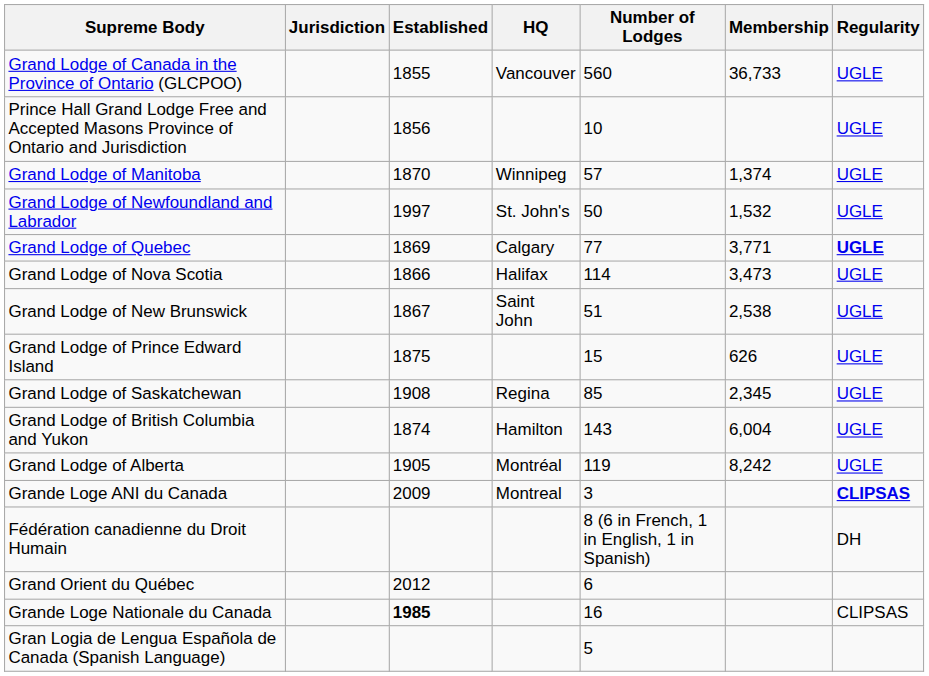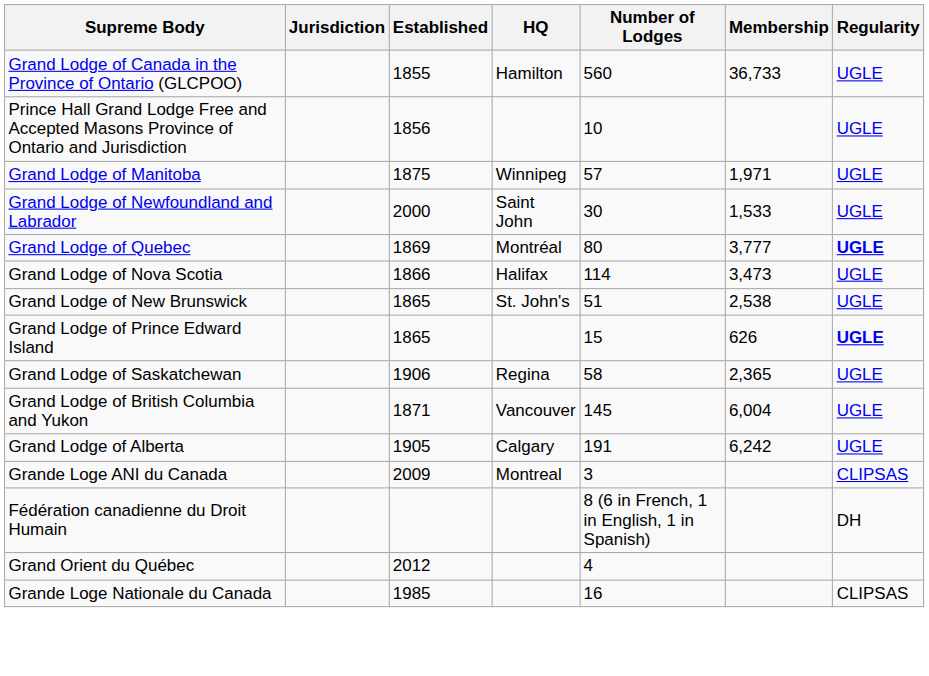(536, 73) Vancouver -> (529, 73) Hamilton
(412, 174) 1870 -> (412, 174) 1875
(750, 174) 1,374 -> (750, 174) 1,971
(412, 211) 1997 -> (412, 211) 2000
(533, 211) St. John's -> (515, 211) Saint John
(593, 211) 50 -> (593, 211) 30
(750, 211) 1,532 -> (750, 211) 1,533
(525, 247) Calgary -> (529, 247) Montréal
(593, 247) 77 -> (593, 247) 80
(750, 247) 3,771 -> (750, 247) 3,777
(412, 311) 1867 -> (412, 301) 1865
(515, 311) Saint John -> (533, 301) St. John's
(412, 357) 1875 -> (412, 338) 1865
(860, 357) normal -> (860, 338) bold
(412, 393) 1908 -> (412, 374) 1906
(593, 393) 85 -> (593, 374) 58
(750, 393) 2,345 -> (750, 374) 2,365
(412, 430) 1874 -> (412, 410) 1871
(529, 430) Hamilton -> (536, 410) Vancouver
(598, 430) 143 -> (598, 410) 145
(529, 466) Montréal -> (525, 447) Calgary
(597, 466) 119 -> (598, 447) 191
(750, 466) 8,242 -> (750, 447) 6,242
(873, 493) bold -> (872, 474) normal
(588, 585) 6 -> (588, 566) 4
(412, 612) bold -> (412, 593) normal
- row: (142, 648)
